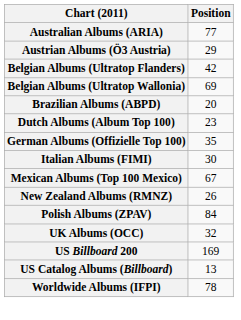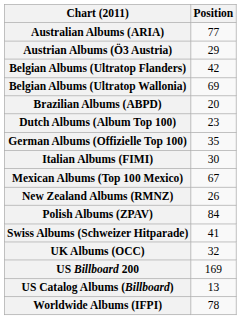+ row: (98, 232)
